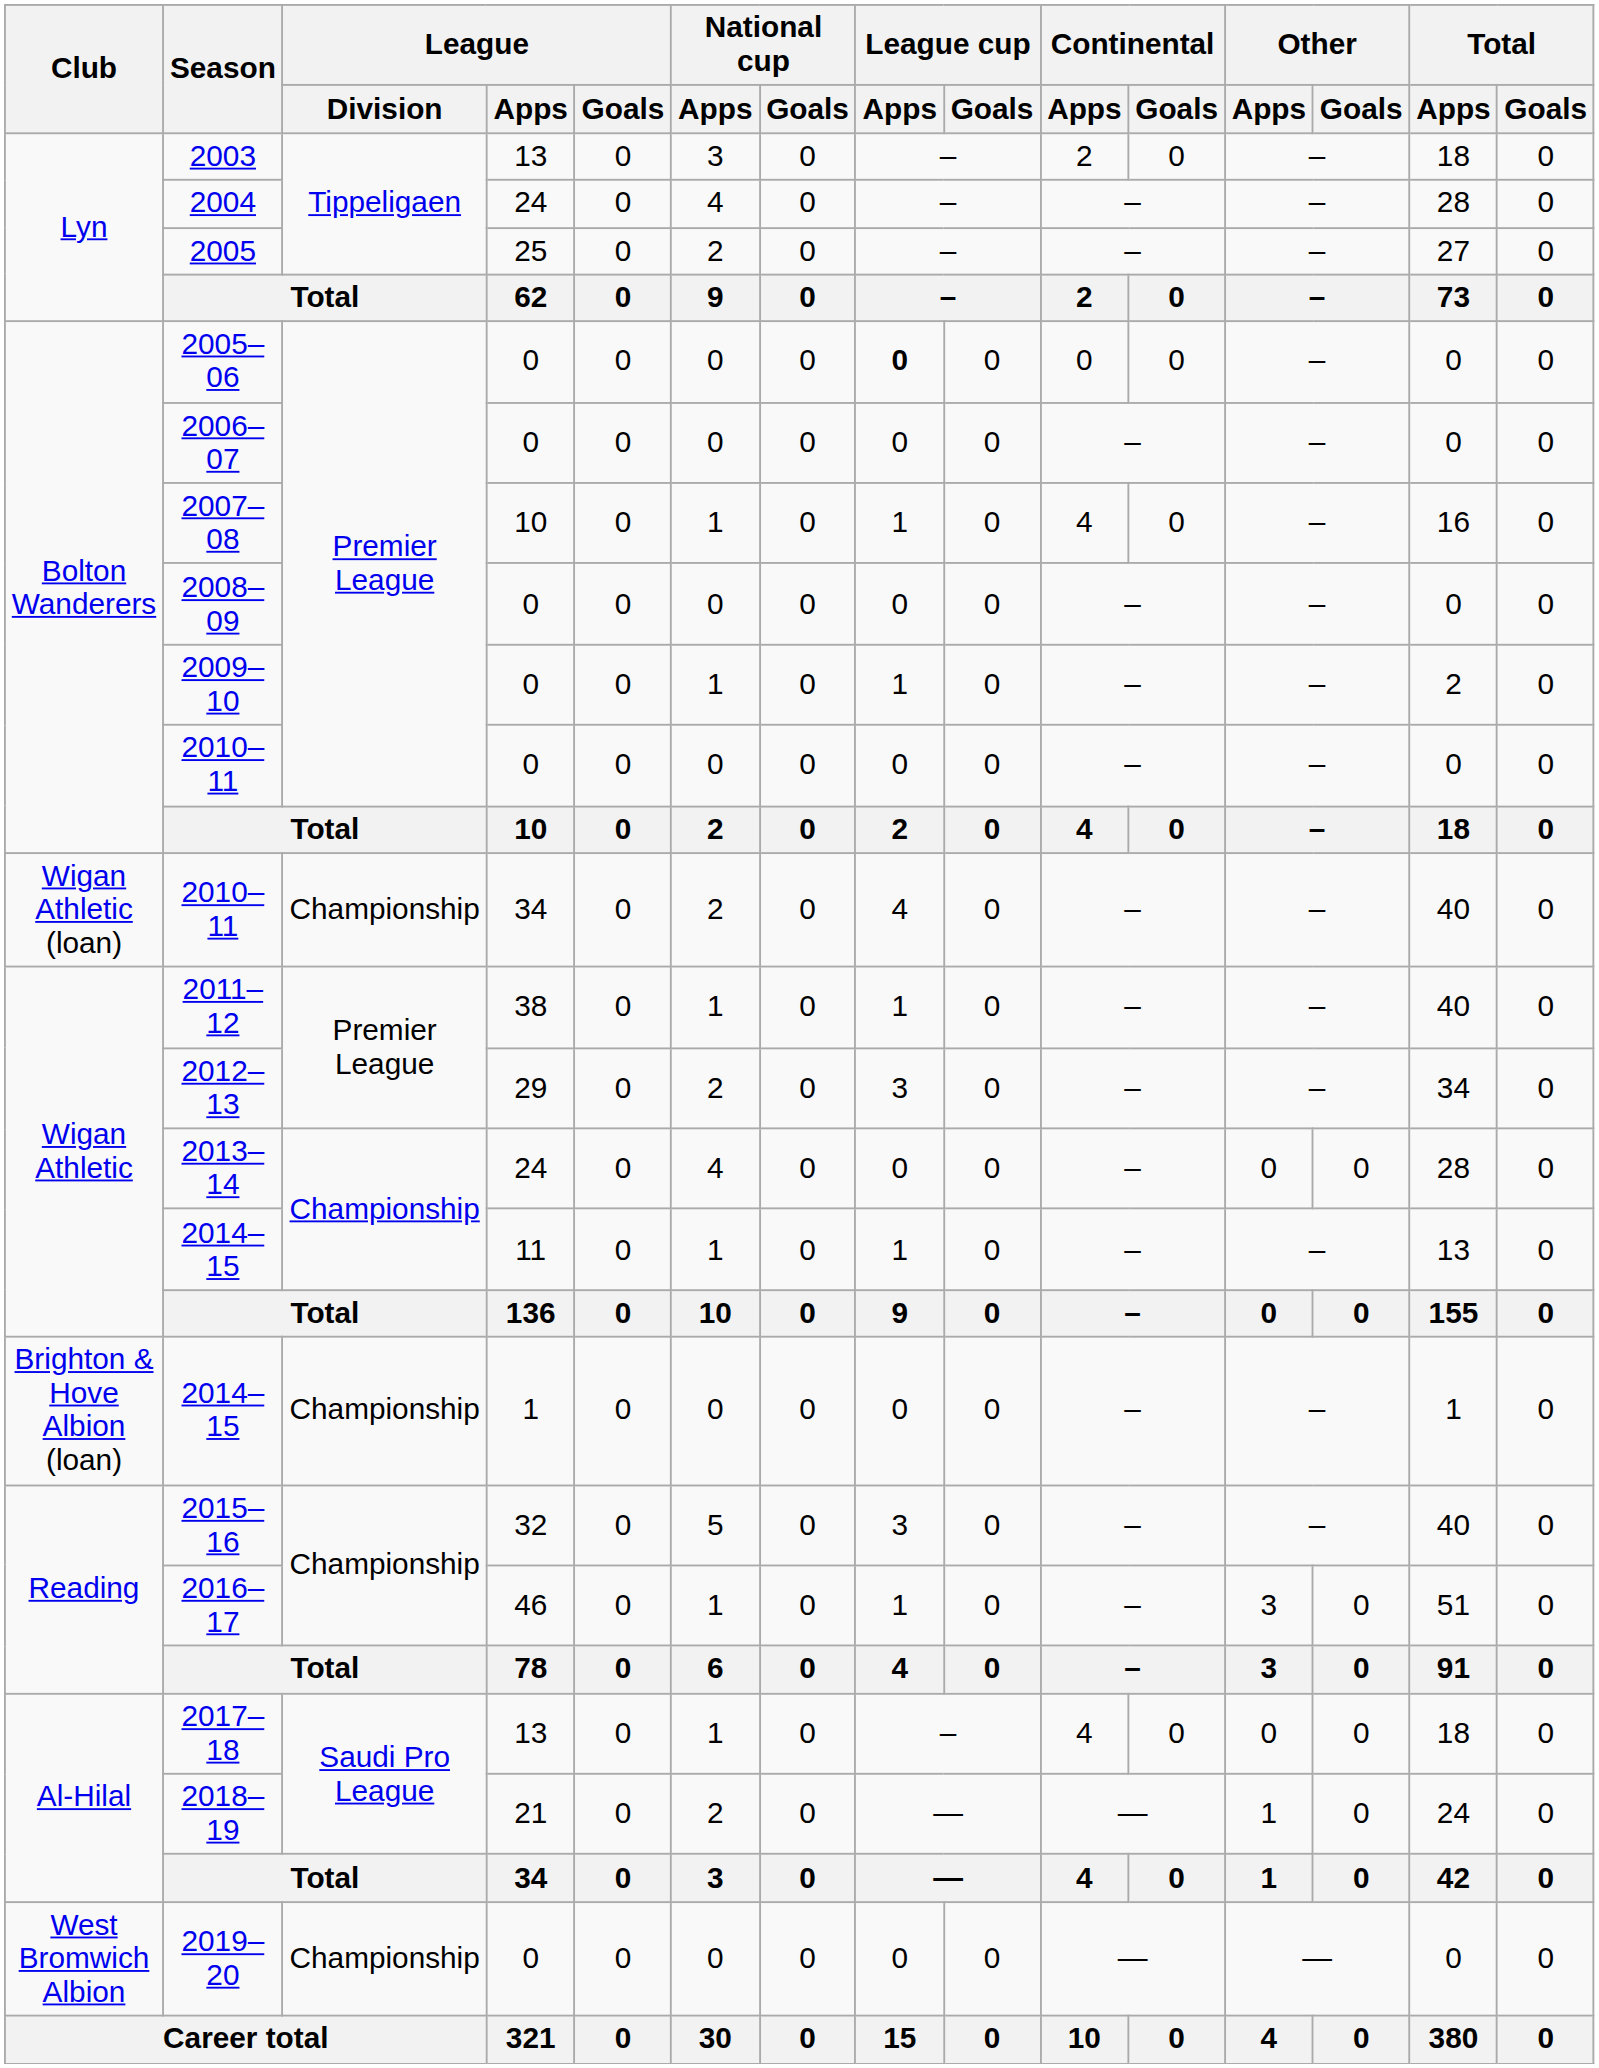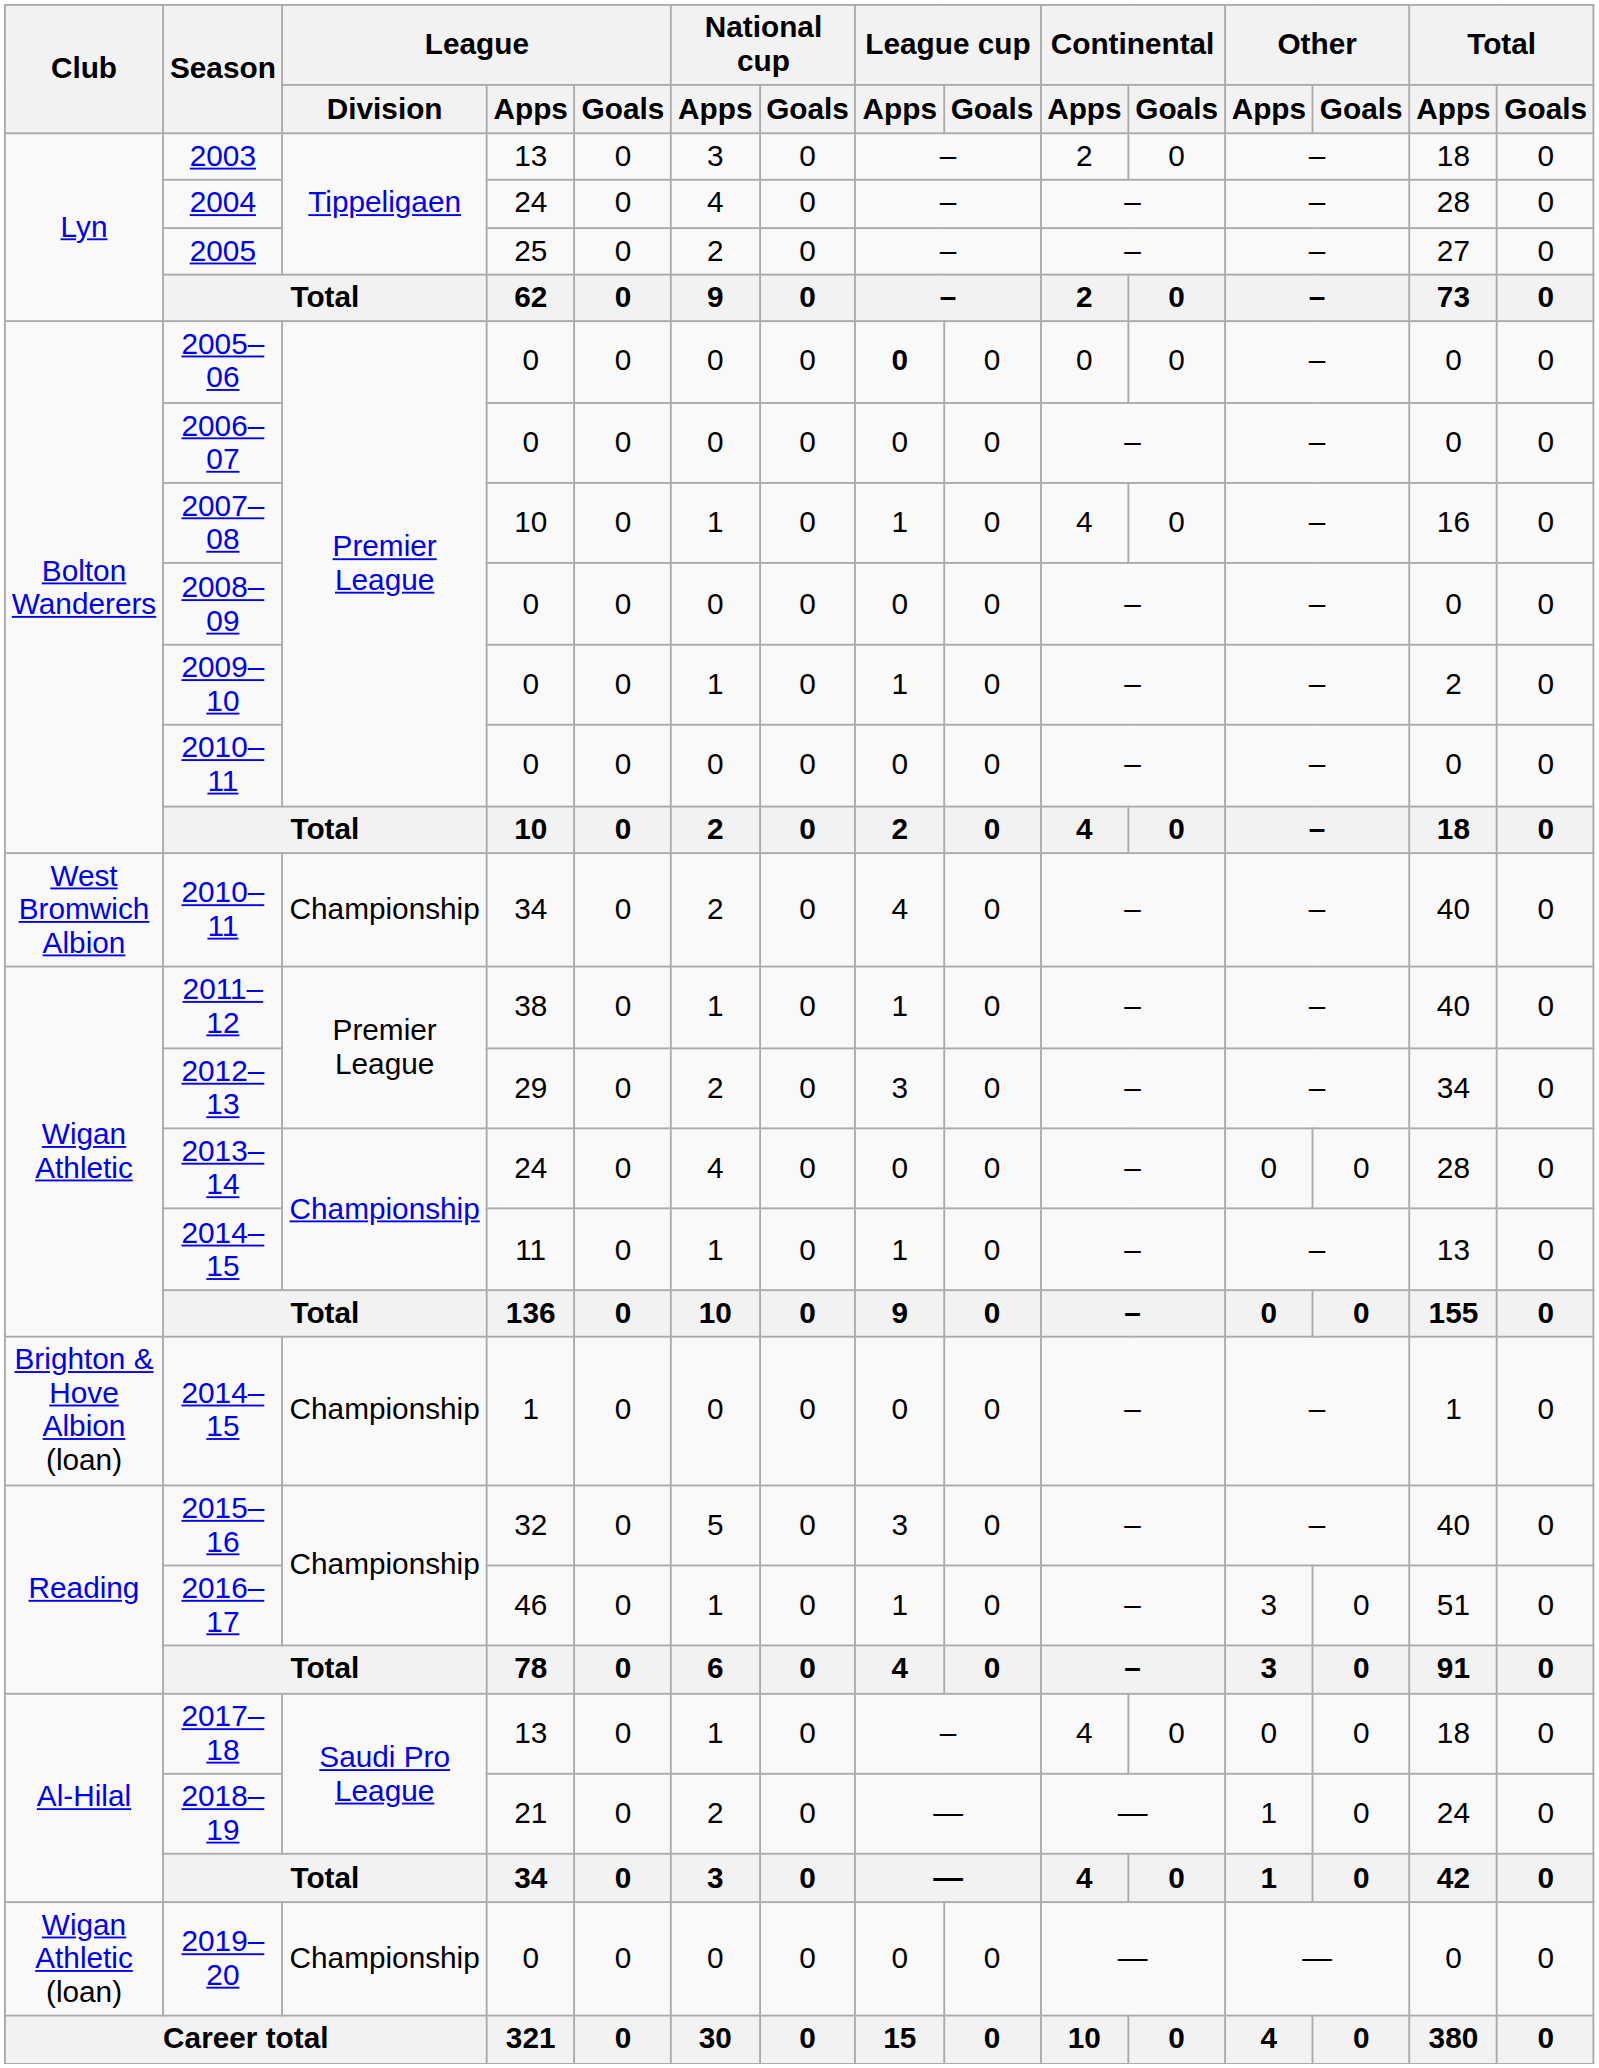(84, 909) Wigan Athletic (loan) -> (84, 909) West Bromwich Albion
(84, 1958) West Bromwich Albion -> (84, 1958) Wigan Athletic (loan)
